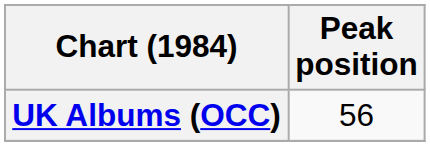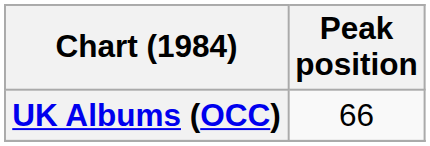(357, 114) 56 -> (357, 114) 66
